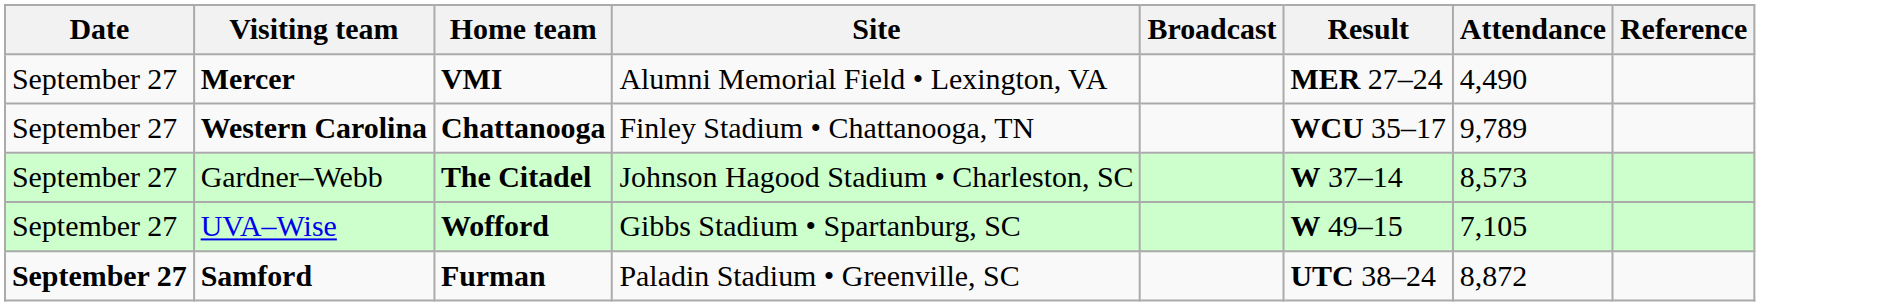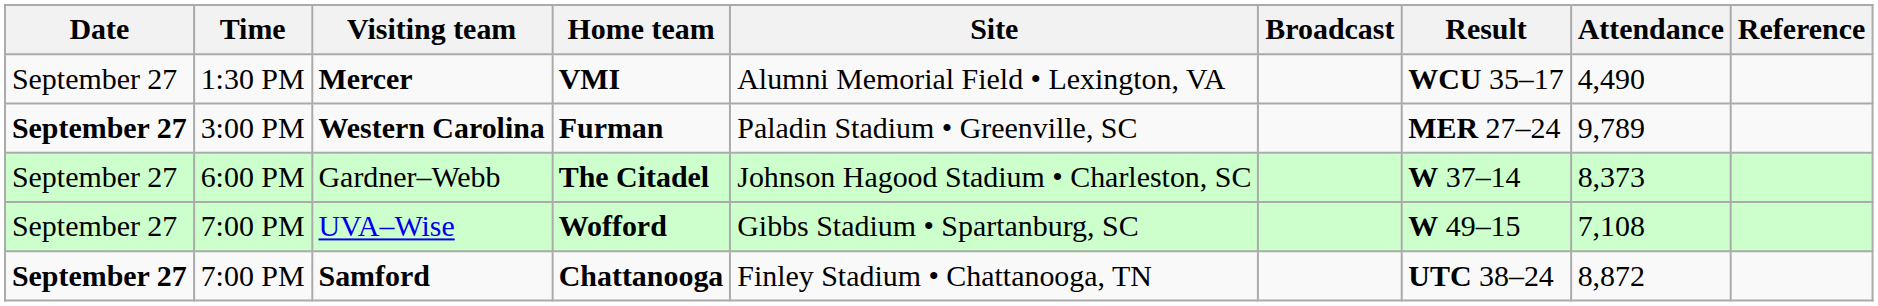+ column: (253, 29)
(1367, 78) MER 27–24 -> (1486, 78) WCU 35–17
(95, 128) normal -> (99, 128) bold
(523, 128) Chattanooga -> (611, 128) Furman
(827, 128) Finley Stadium • Chattanooga, TN -> (937, 128) Paladin Stadium • Greenville, SC
(1368, 128) WCU 35–17 -> (1484, 128) MER 27–24
(1493, 177) 8,573 -> (1611, 177) 8,373
(1493, 226) 7,105 -> (1611, 226) 7,108
(493, 276) Furman -> (641, 276) Chattanooga
(820, 276) Paladin Stadium • Greenville, SC -> (945, 276) Finley Stadium • Chattanooga, TN
